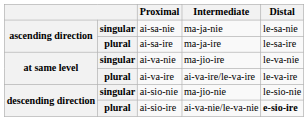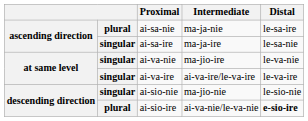(118, 28) singular -> (118, 28) plural
(280, 28) le-sa-nie -> (280, 28) le-sa-ire
(118, 44) plural -> (118, 44) singular
(280, 44) le-sa-ire -> (280, 44) le-sa-nie
(118, 76) plural -> (118, 76) singular
